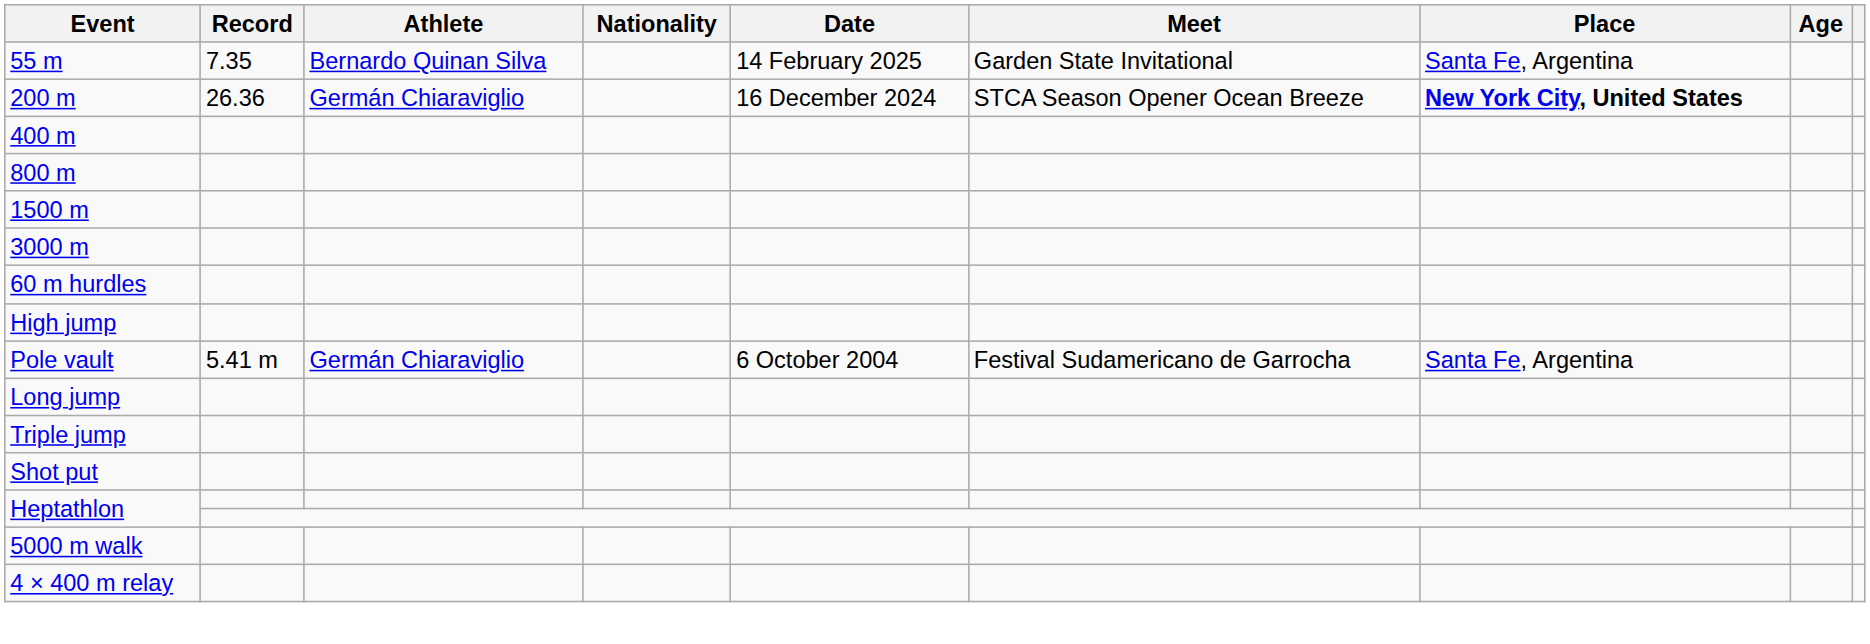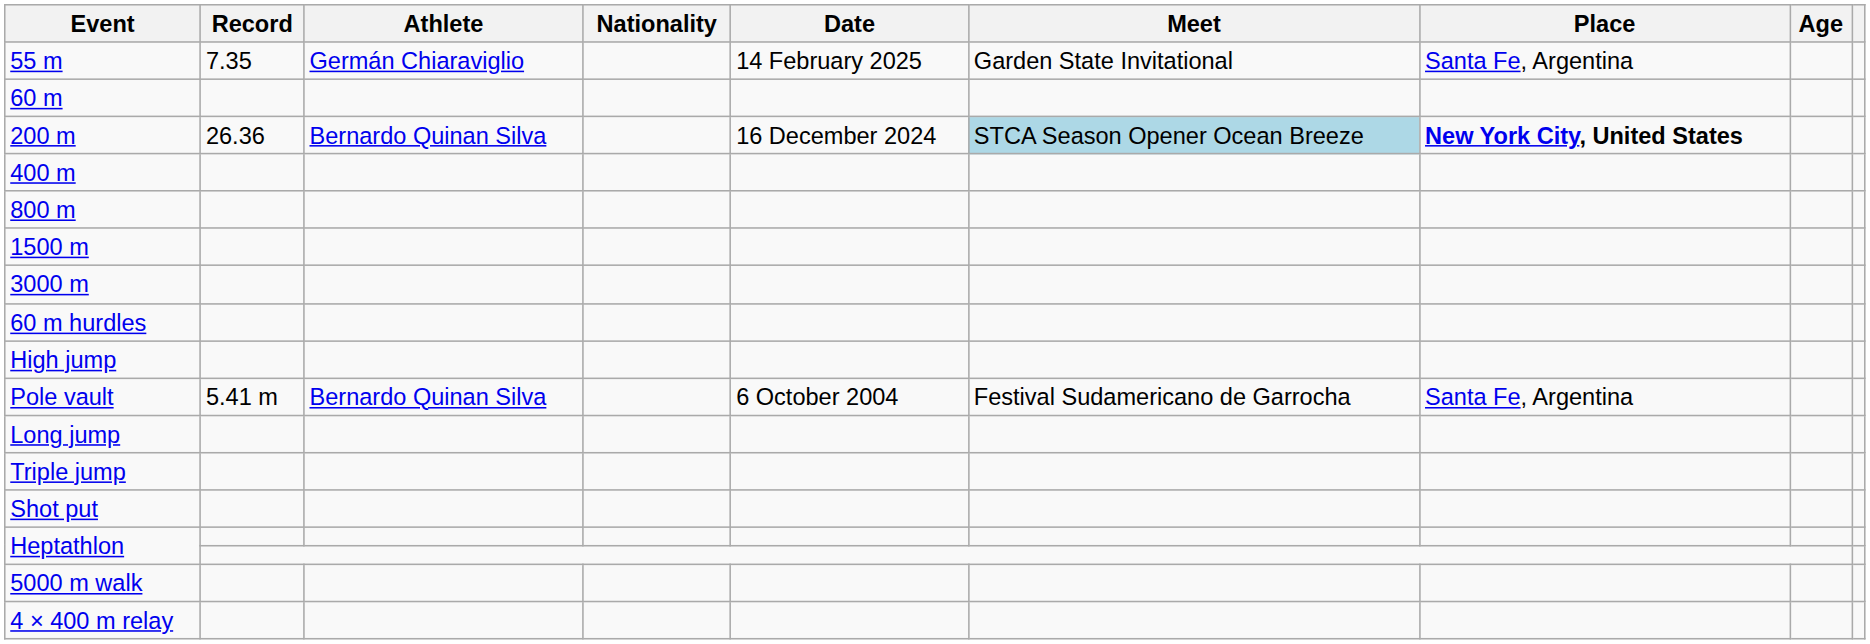(428, 61) Bernardo Quinan Silva -> (417, 61) Germán Chiaraviglio
+ row: (36, 98)
(417, 98) Germán Chiaraviglio -> (428, 136) Bernardo Quinan Silva
(1169, 98) no background -> (1169, 136) lightblue background
(417, 359) Germán Chiaraviglio -> (428, 397) Bernardo Quinan Silva
